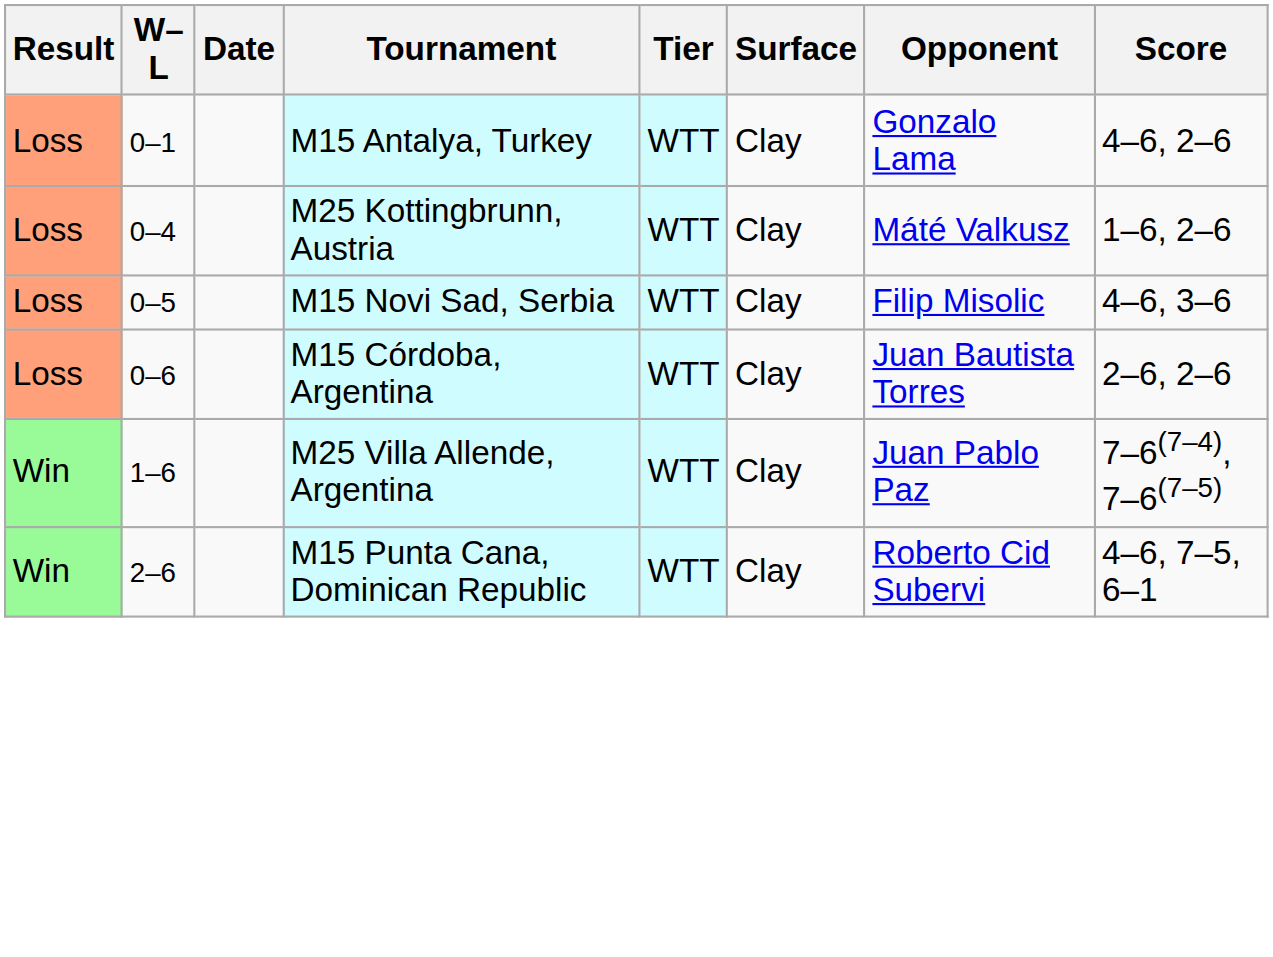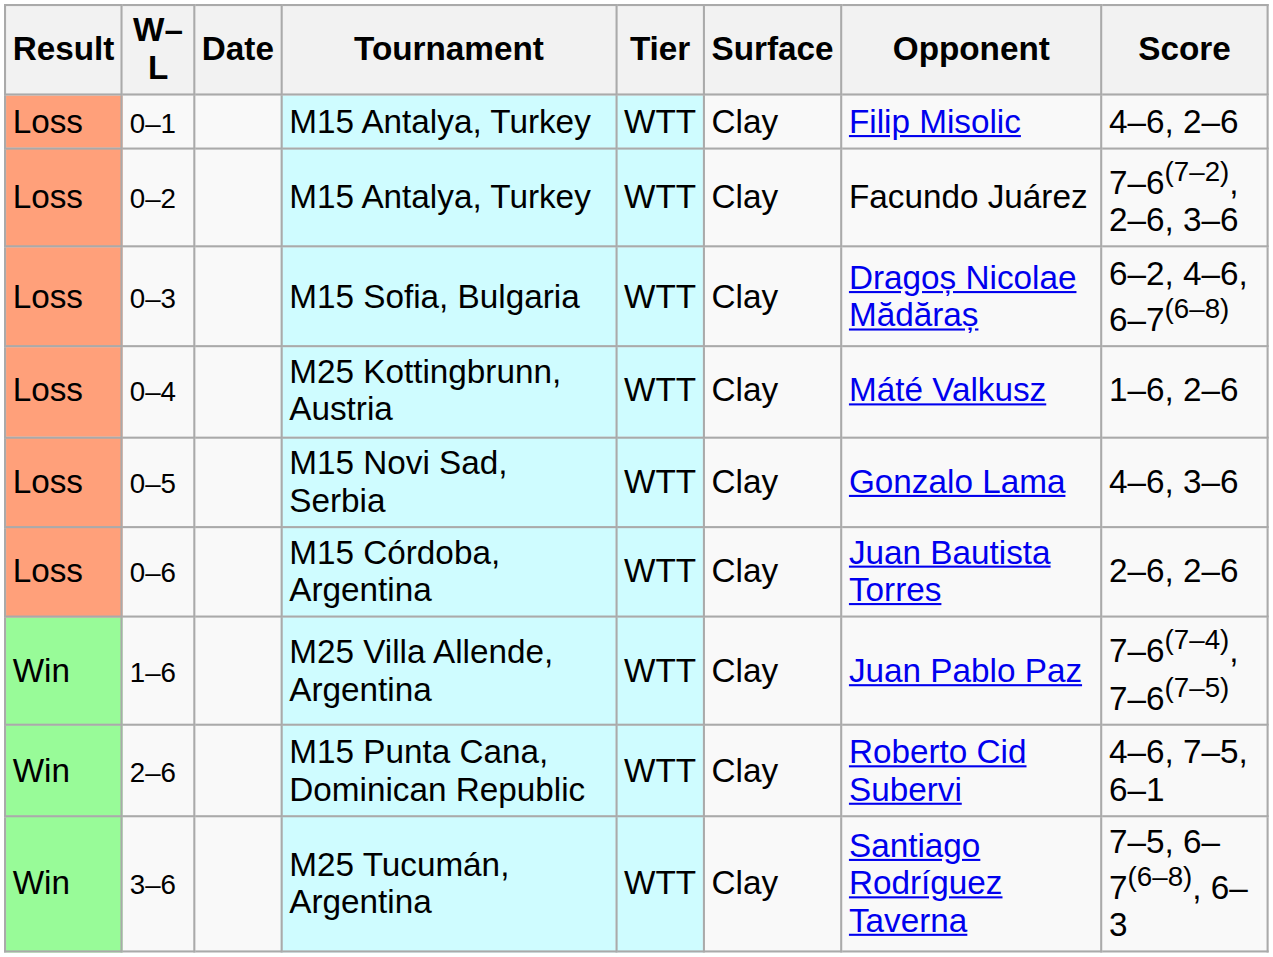(934, 139) Gonzalo Lama -> (935, 121) Filip Misolic
+ row: (153, 199)
+ row: (153, 298)
(958, 301) Filip Misolic -> (957, 481) Gonzalo Lama
+ row: (153, 885)
